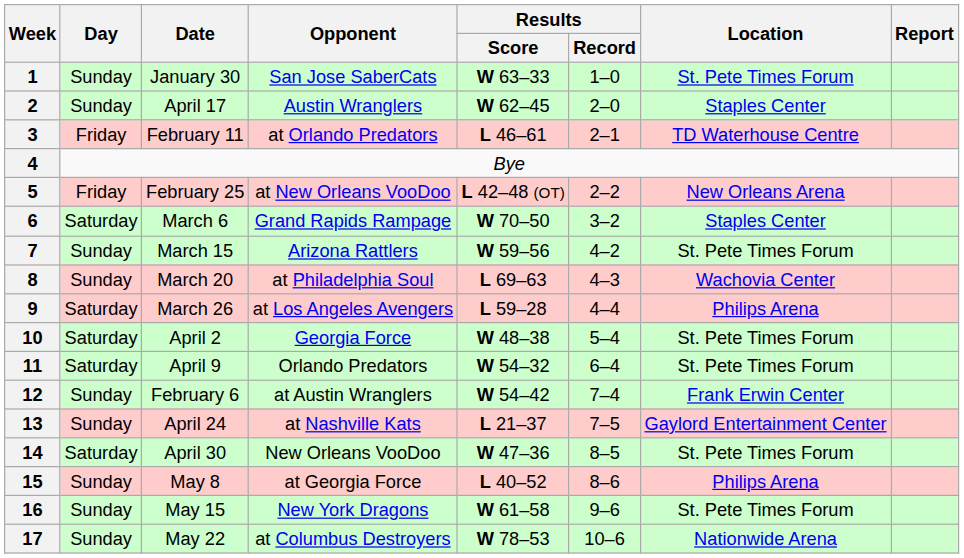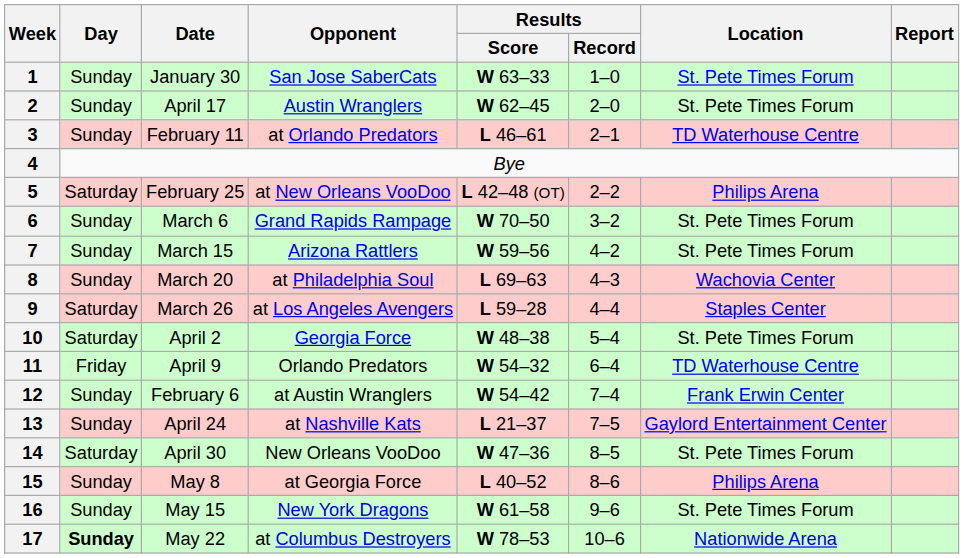(766, 106) Staples Center -> (766, 106) St. Pete Times Forum
(101, 135) Friday -> (101, 135) Sunday
(101, 192) Friday -> (101, 192) Saturday
(766, 192) New Orleans Arena -> (766, 192) Philips Arena
(101, 221) Saturday -> (101, 221) Sunday
(766, 221) Staples Center -> (766, 221) St. Pete Times Forum
(766, 308) Philips Arena -> (766, 308) Staples Center
(101, 366) Saturday -> (101, 366) Friday
(766, 366) St. Pete Times Forum -> (766, 366) TD Waterhouse Centre
(101, 539) normal -> (101, 539) bold
